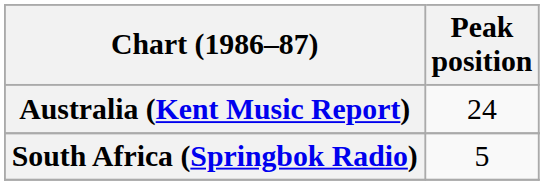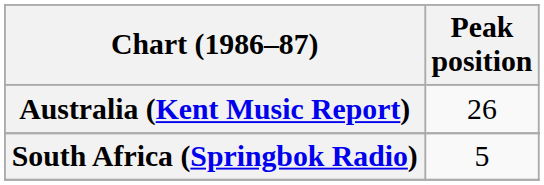(482, 108) 24 -> (482, 108) 26
